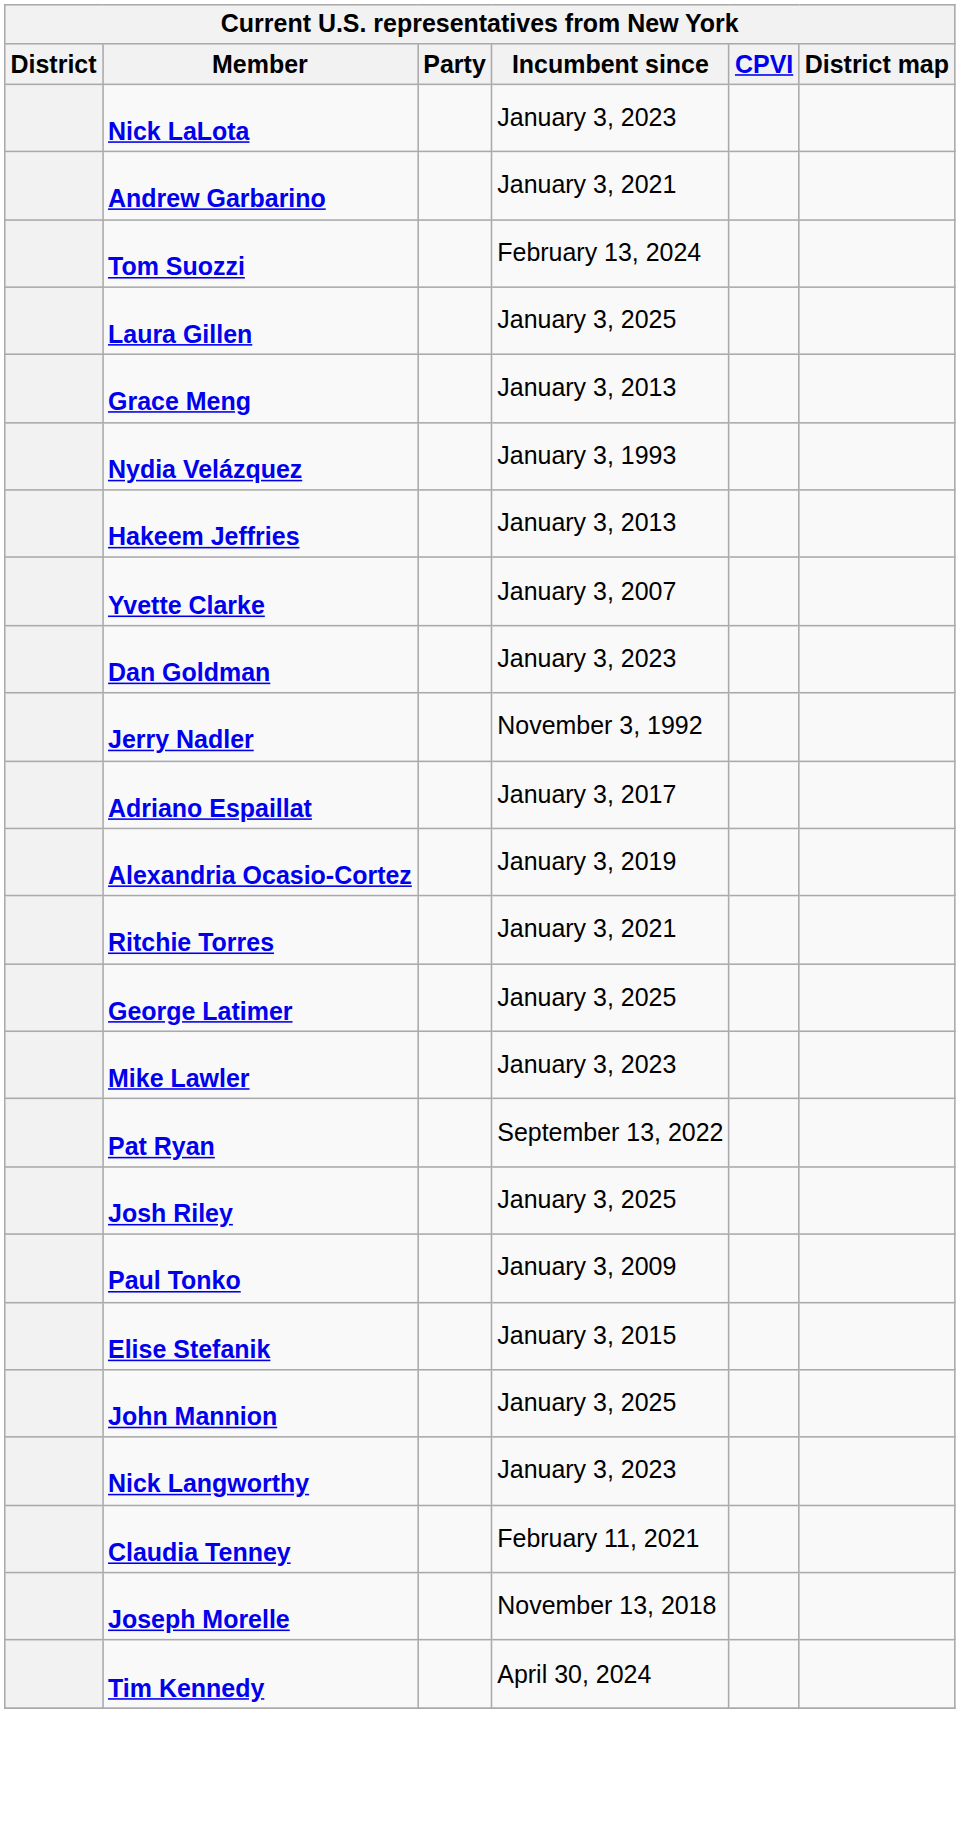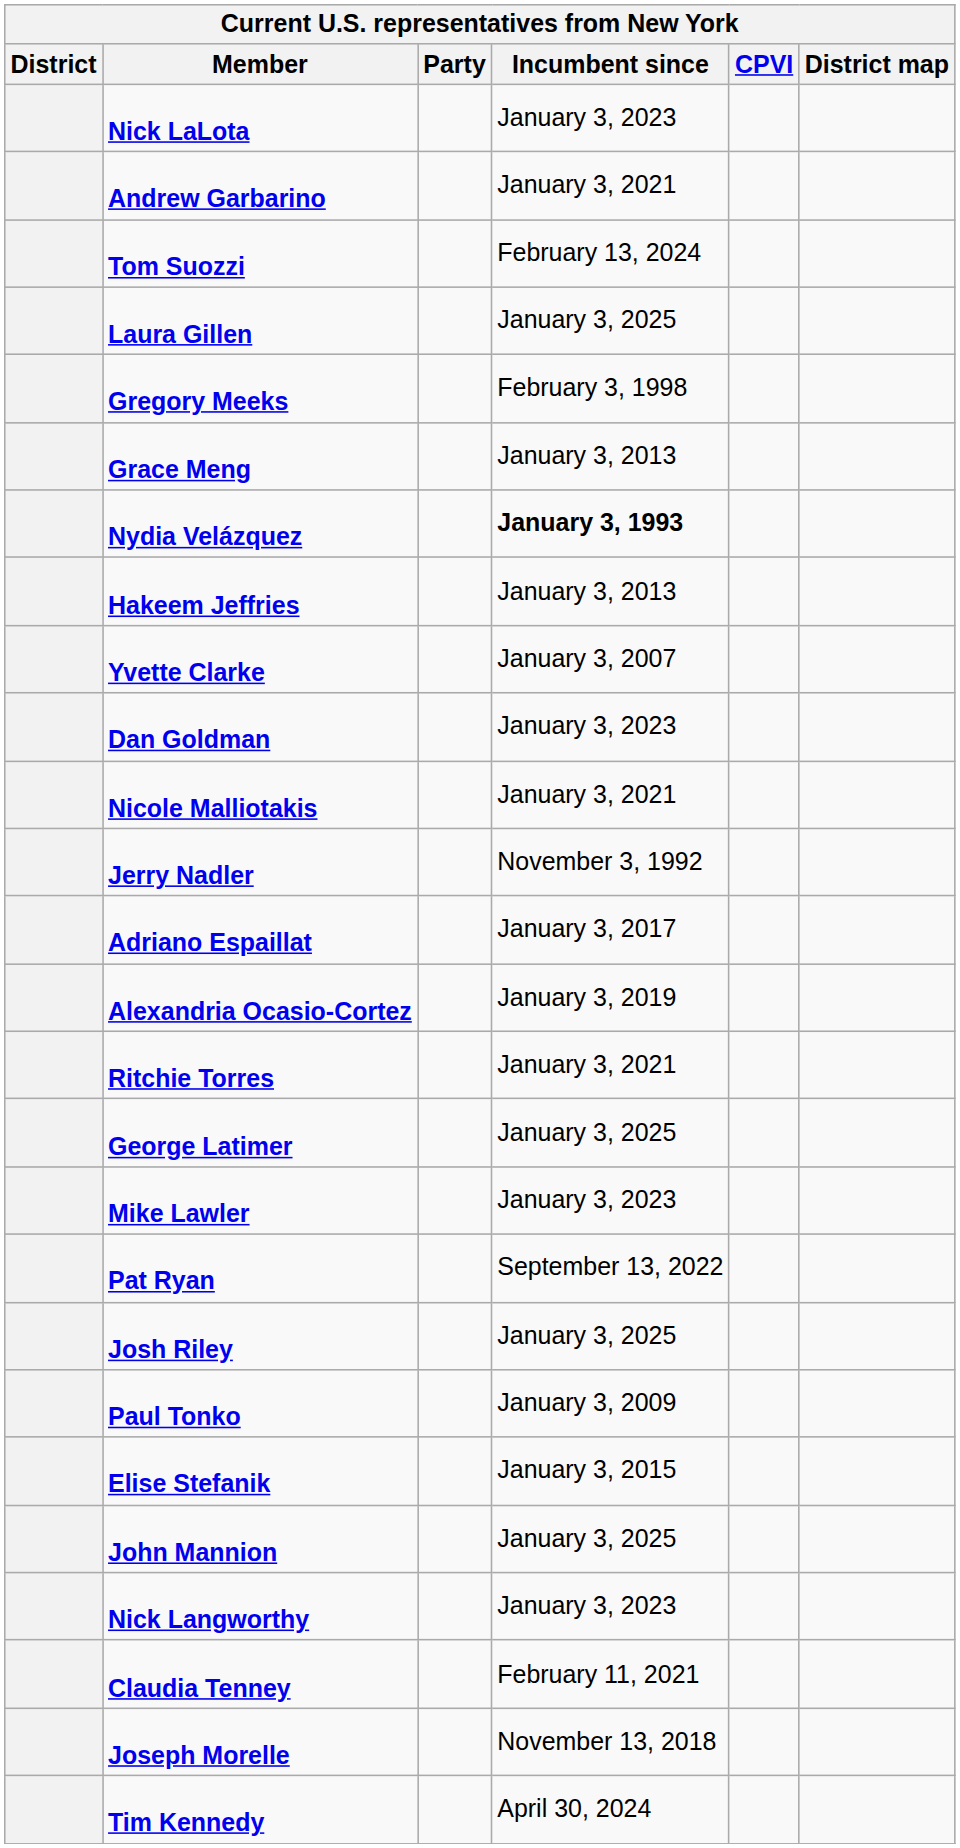+ row: (198, 402)
(587, 455) normal -> (590, 523) bold
+ row: (213, 808)
